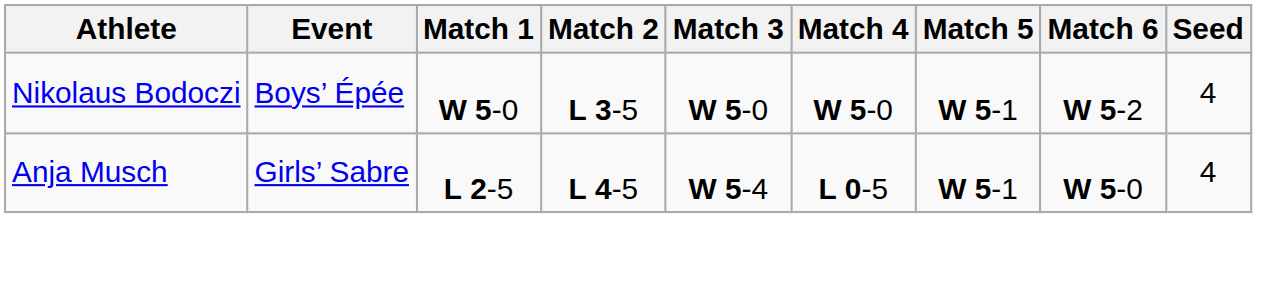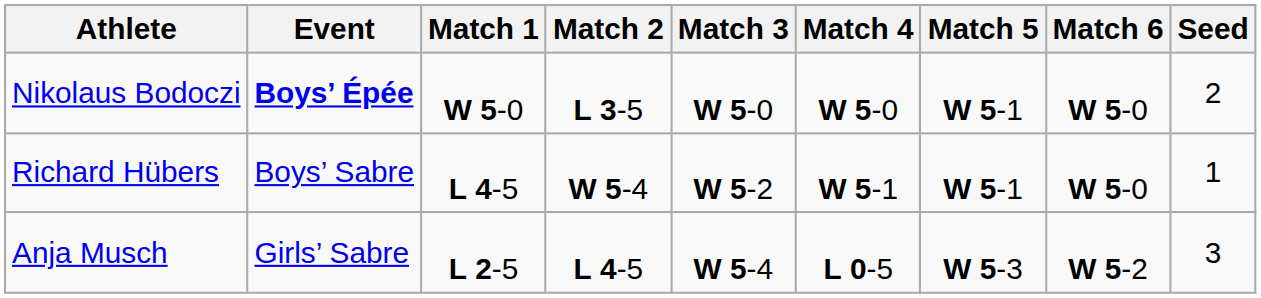(329, 93) normal -> (334, 93) bold
(1103, 109) W 5-2 -> (1108, 109) W 5-0
(1208, 93) 4 -> (1213, 93) 2
+ row: (116, 173)
(978, 189) W 5-1 -> (983, 270) W 5-3
(1103, 189) W 5-0 -> (1108, 270) W 5-2
(1208, 173) 4 -> (1213, 253) 3
